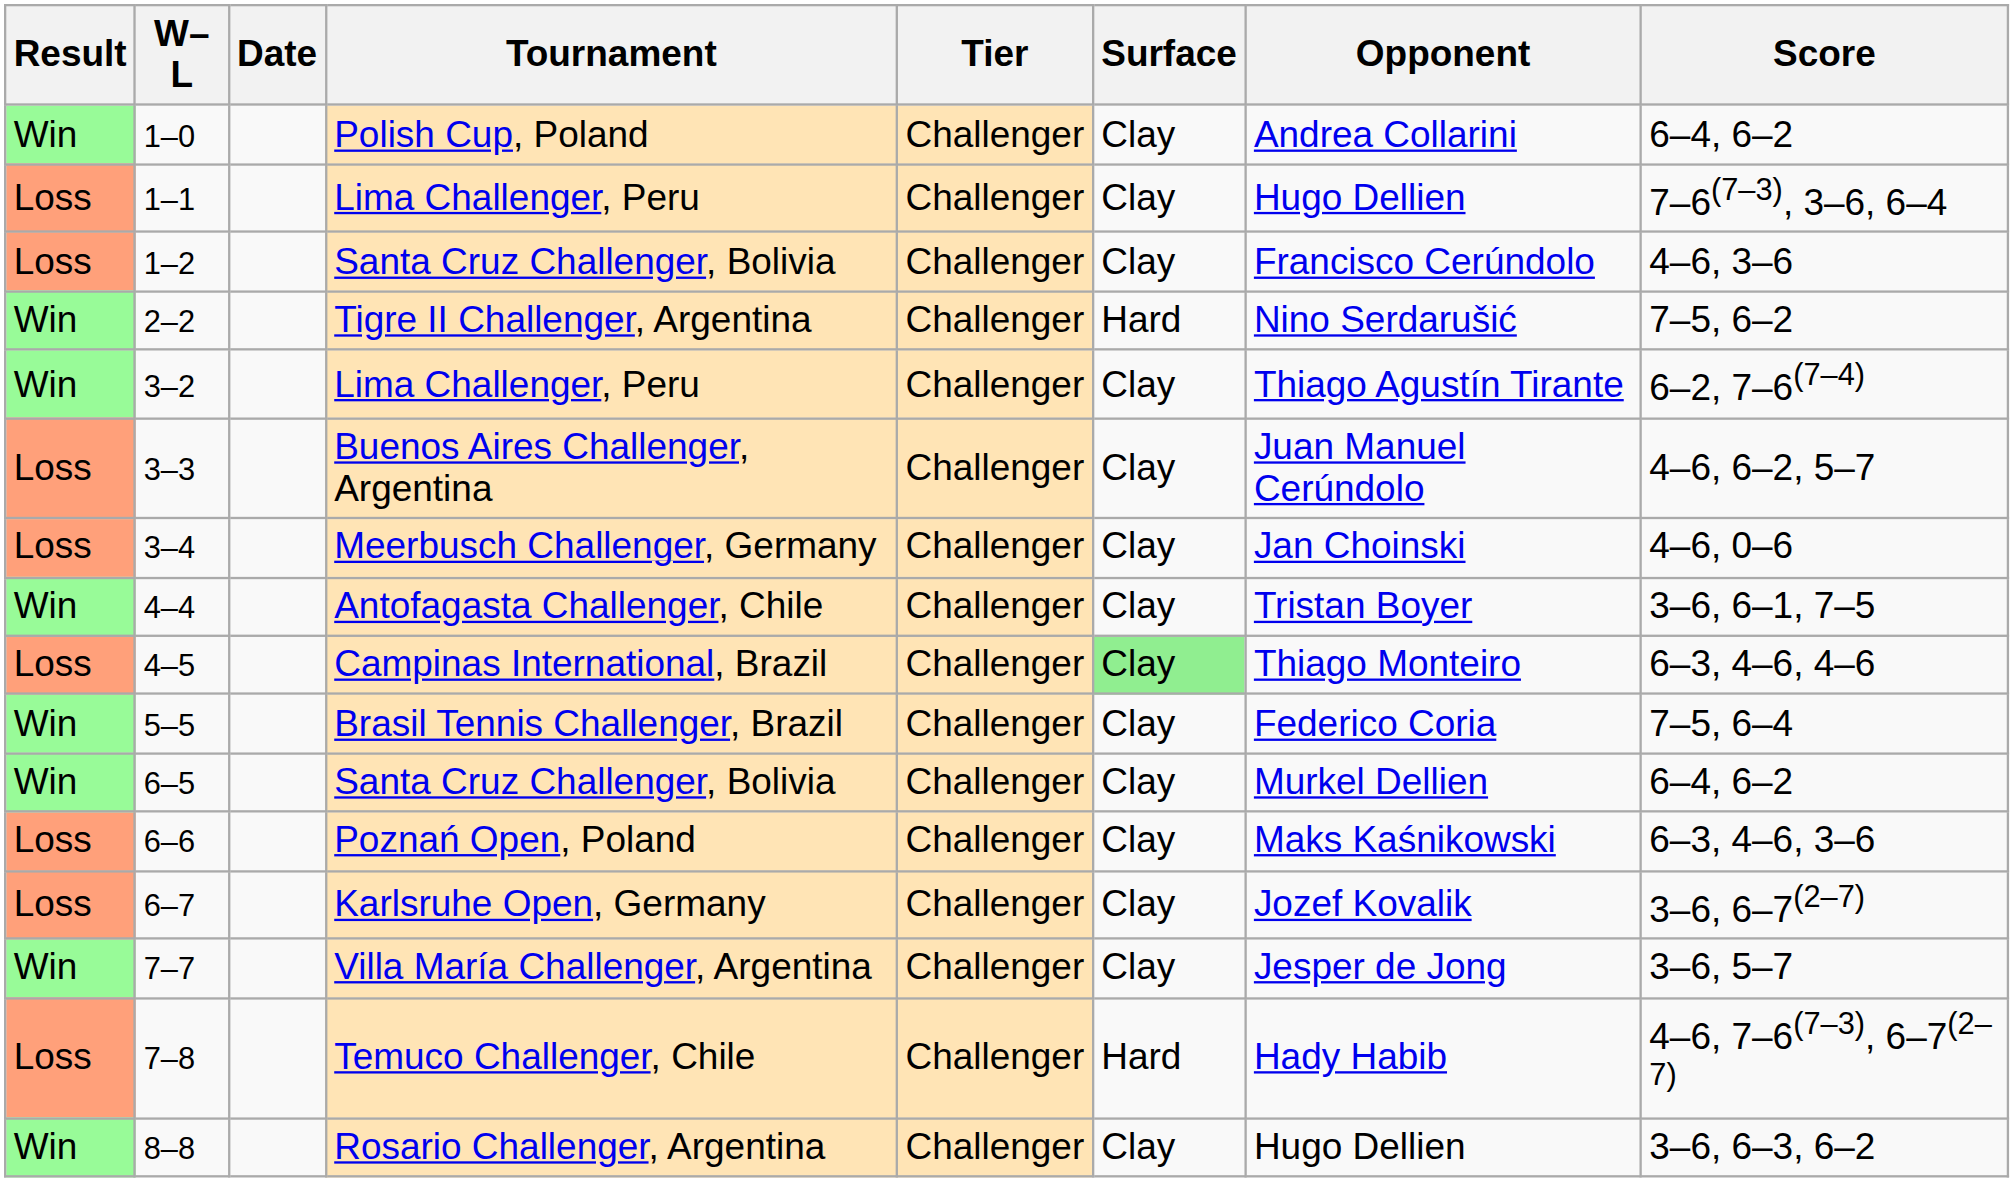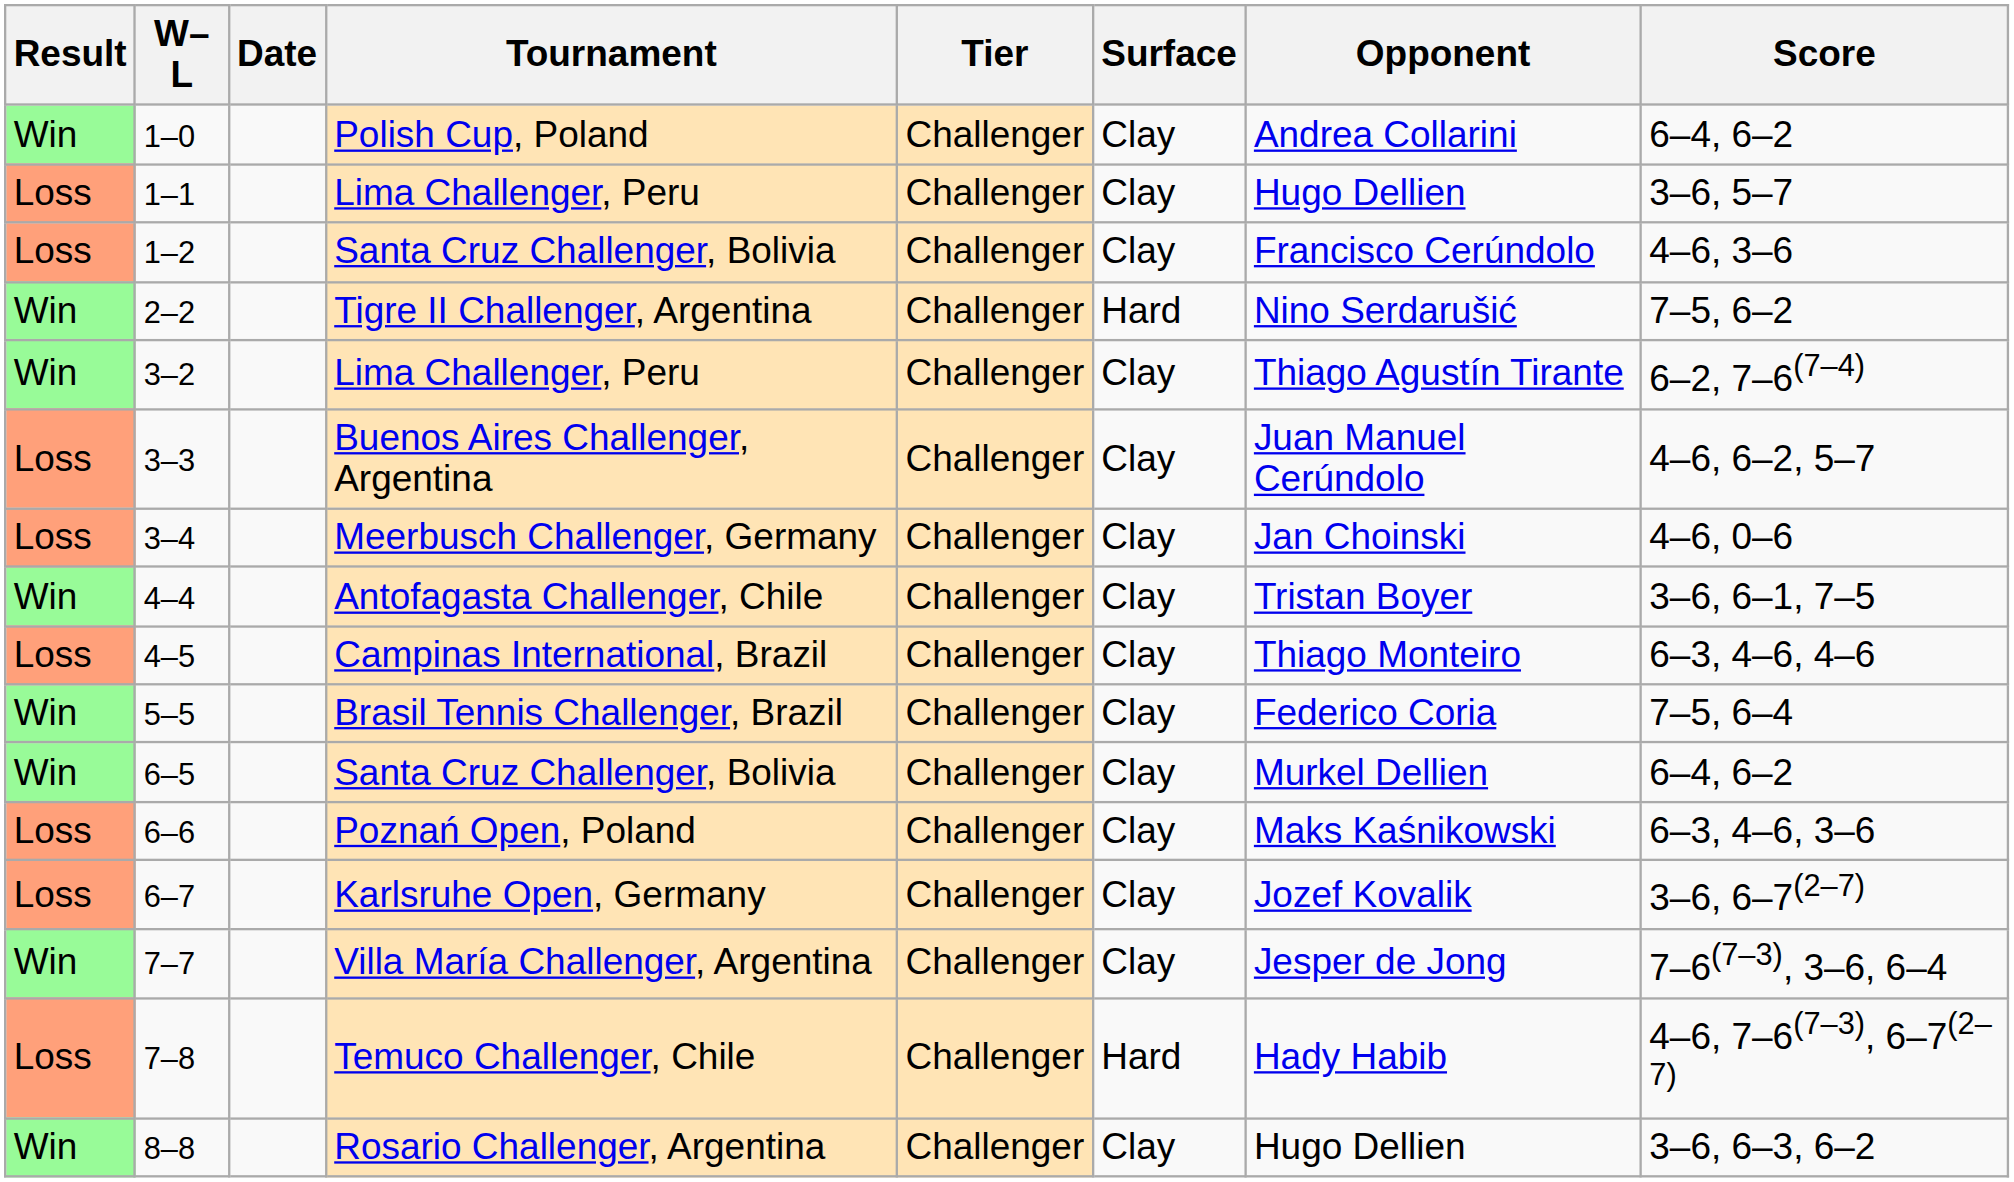(1798, 197) 7–6(7–3), 3–6, 6–4 -> (1721, 192) 3–6, 5–7
(1138, 664) lightgreen background -> (1138, 654) no background
(1721, 967) 3–6, 5–7 -> (1798, 962) 7–6(7–3), 3–6, 6–4
